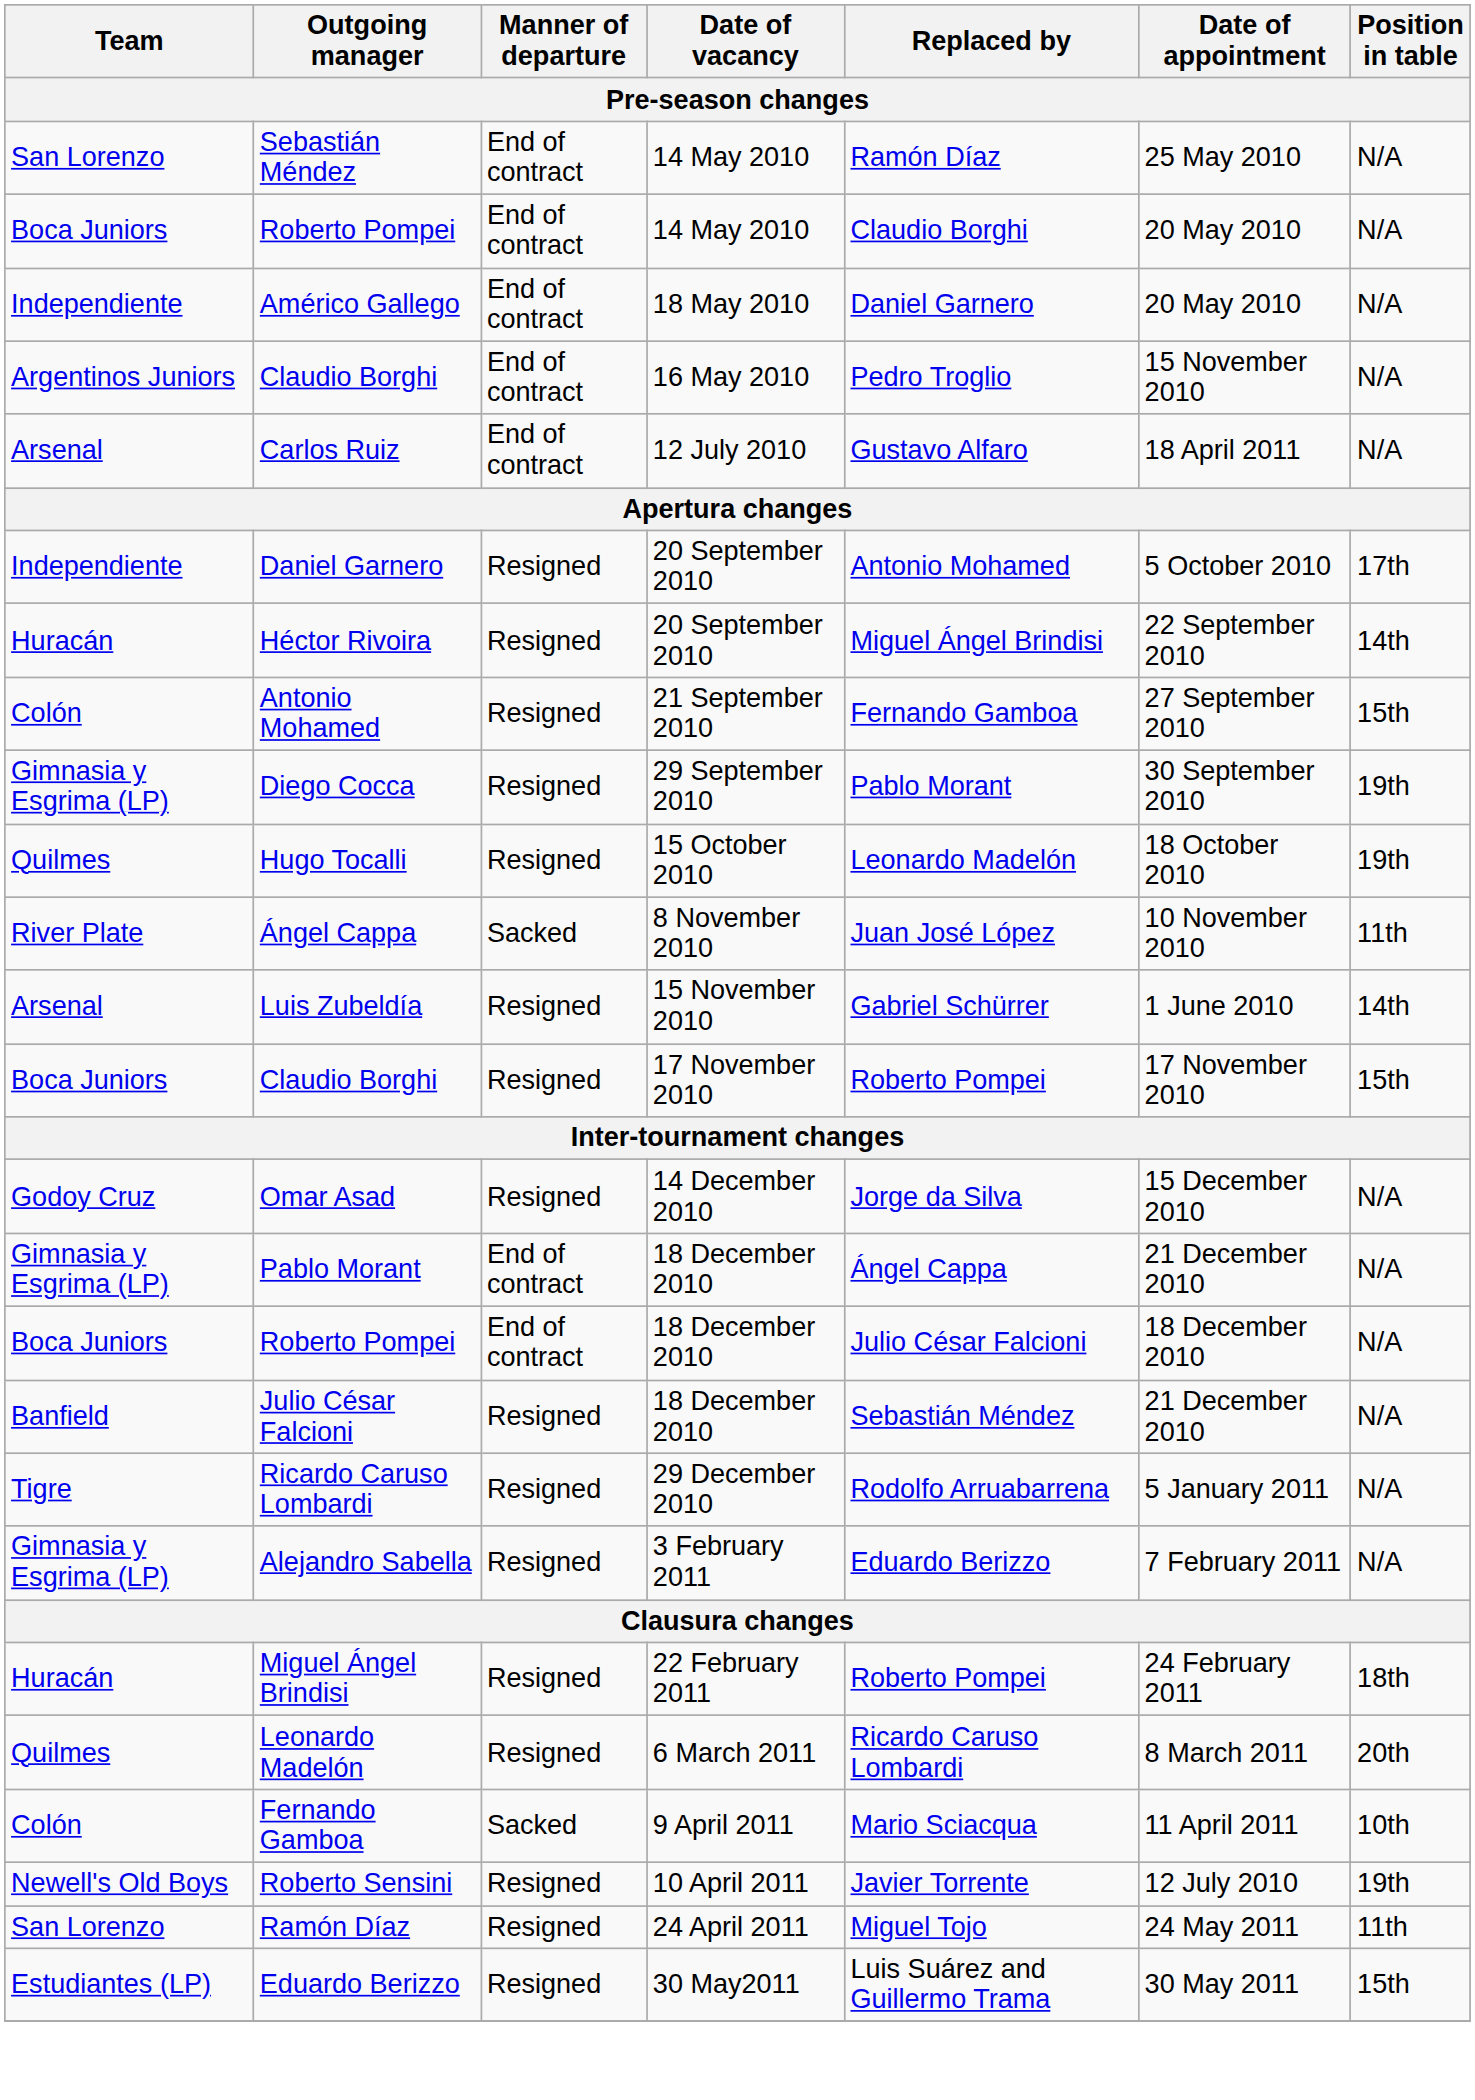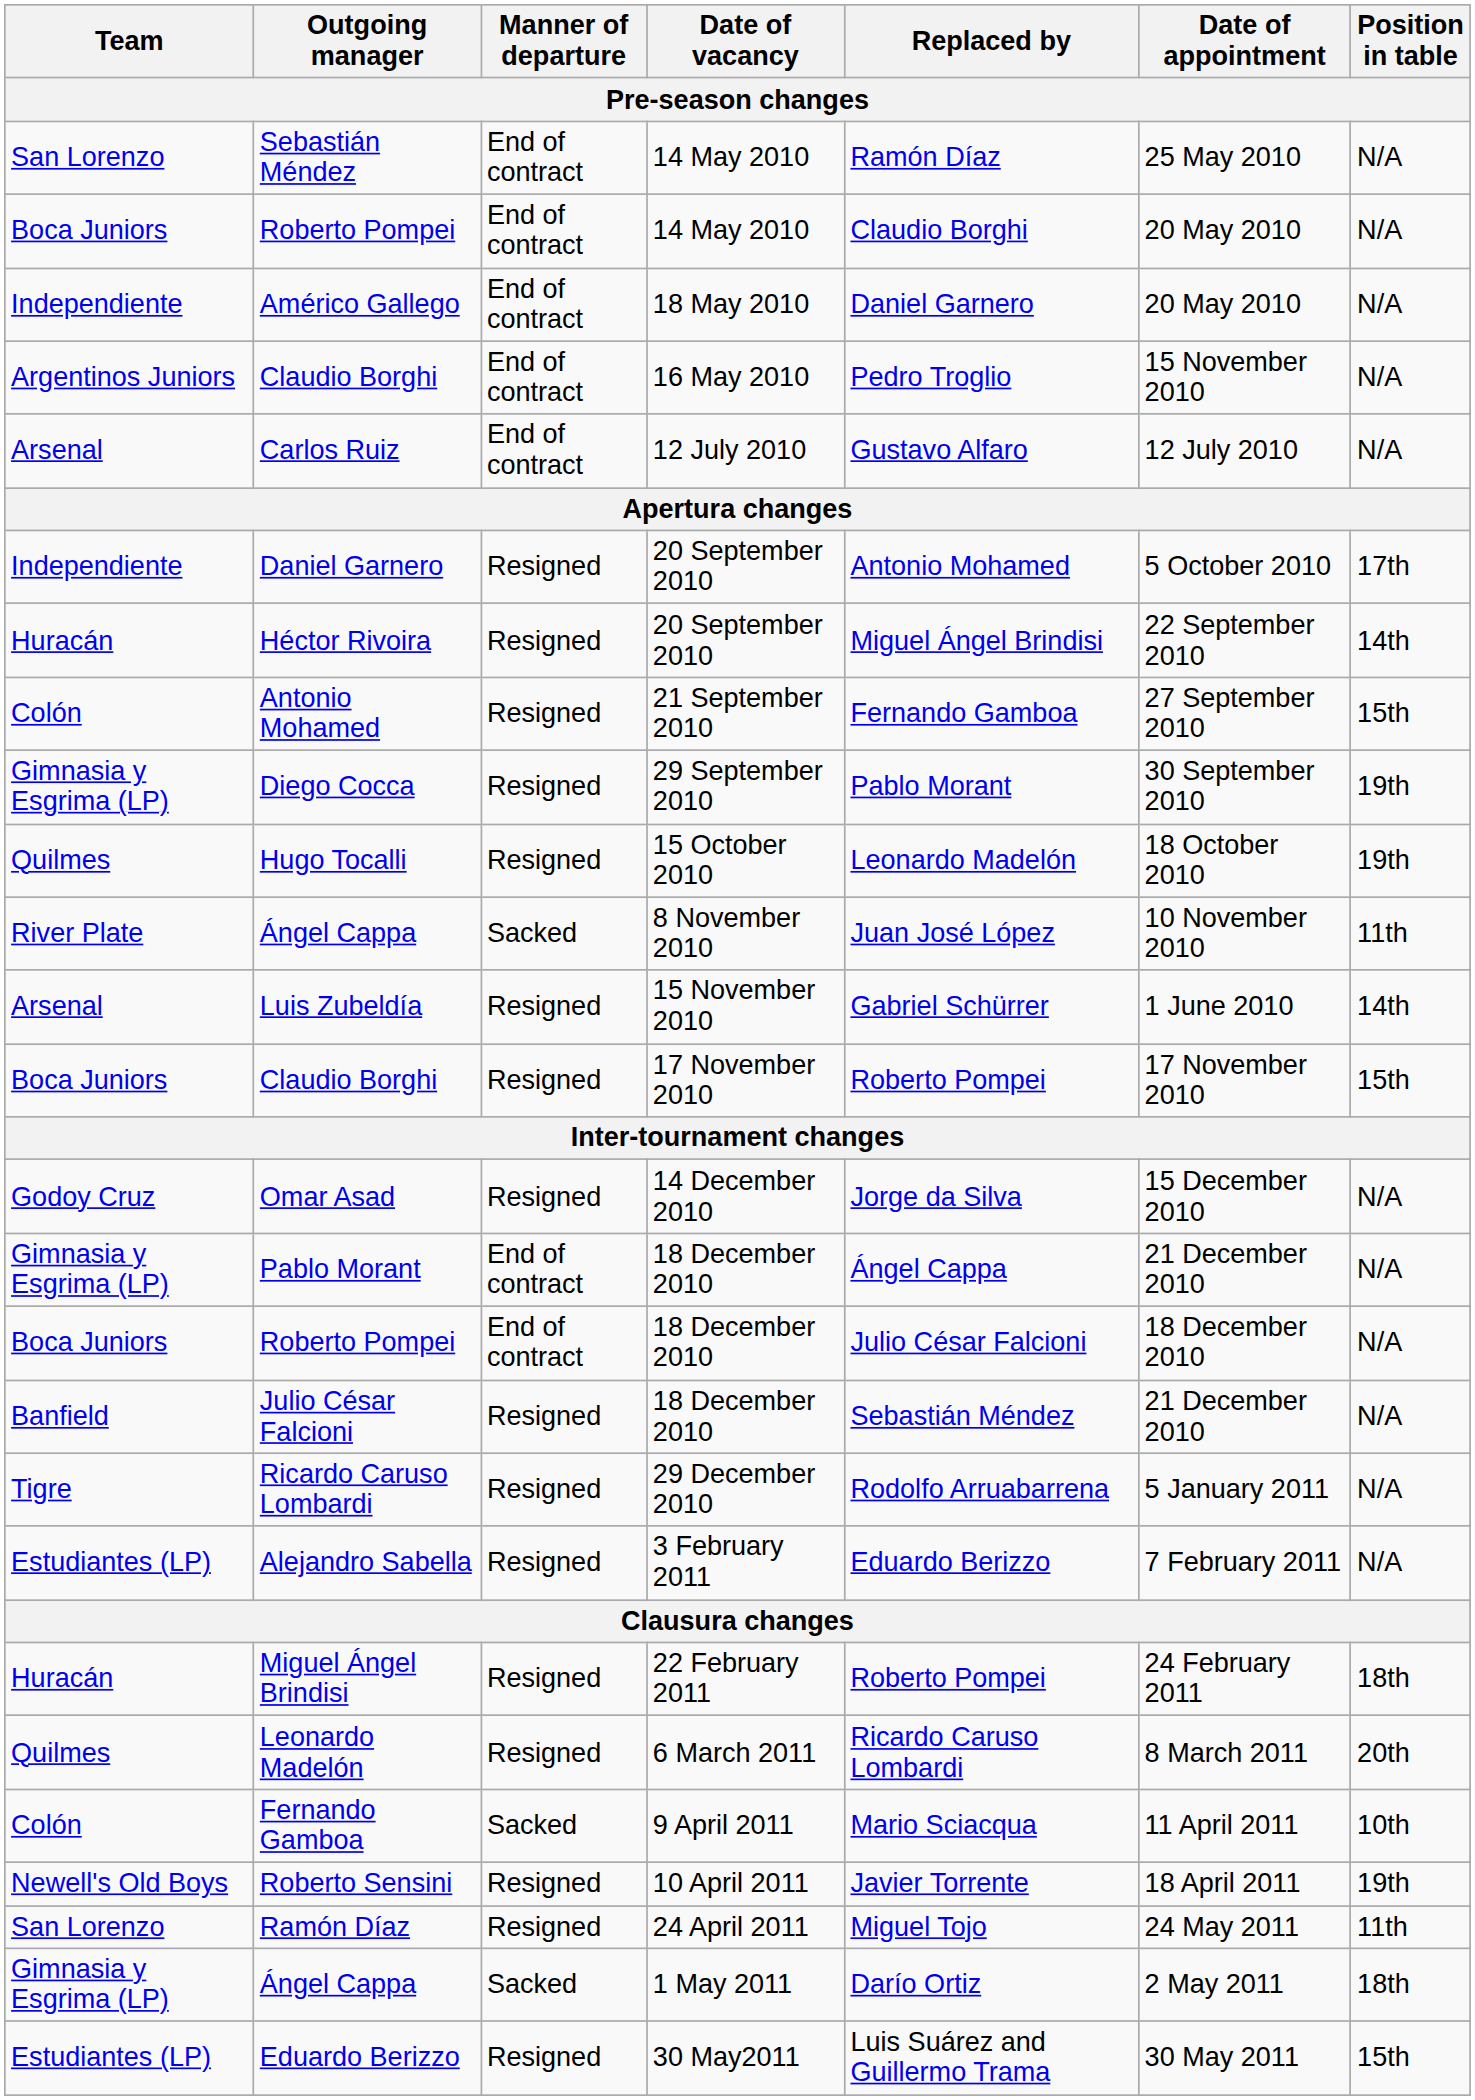(1223, 450) 18 April 2011 -> (1221, 450) 12 July 2010
(90, 1562) Gimnasia y Esgrima (LP) -> (111, 1562) Estudiantes (LP)
(1221, 1883) 12 July 2010 -> (1223, 1883) 18 April 2011
+ row: (338, 1984)
